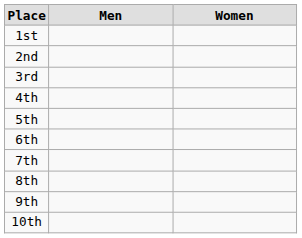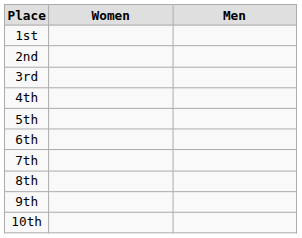columns swapped: (111, 15) <-> (234, 15)
